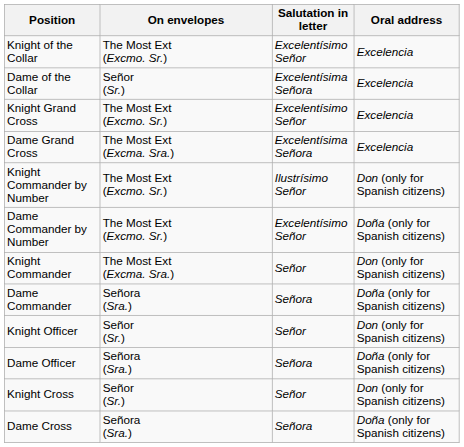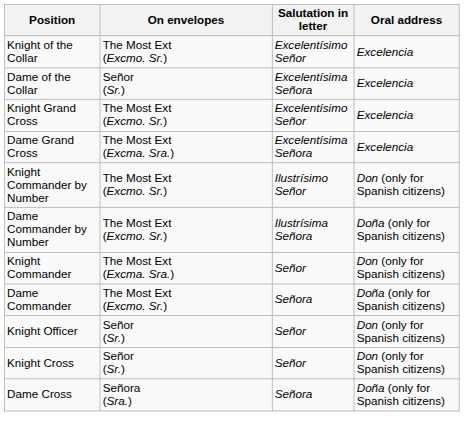(311, 230) Excelentísimo Señor -> (301, 230) Ilustrísima Señora
(121, 299) Señora (Sra.) -> (137, 299) The Most Ext (Excmo. Sr.)
- row: (41, 363)
